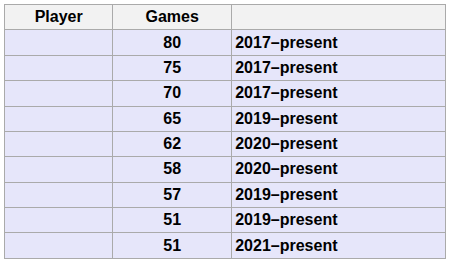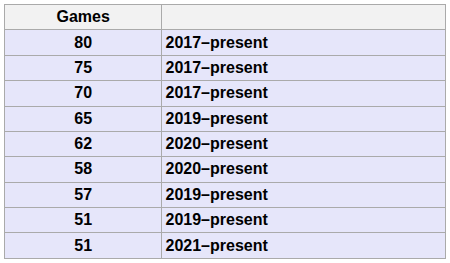- column: (59, 17)
